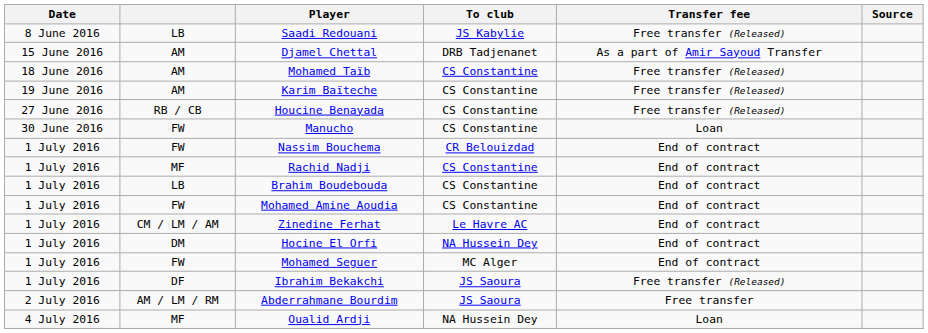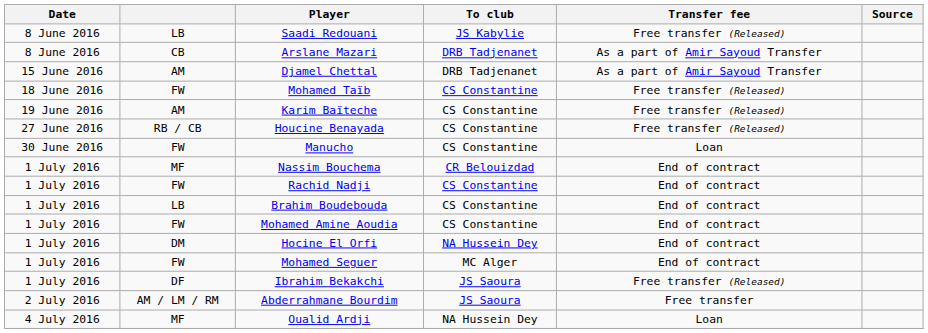+ row: (329, 52)
(178, 71) AM -> (178, 90) FW
(178, 147) FW -> (178, 166) MF
(178, 166) MF -> (178, 185) FW
- row: (329, 223)
